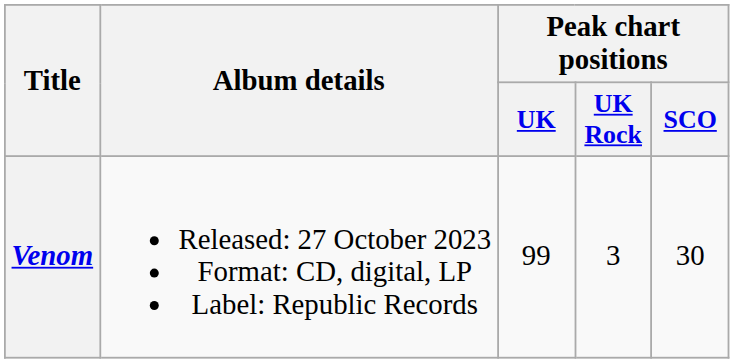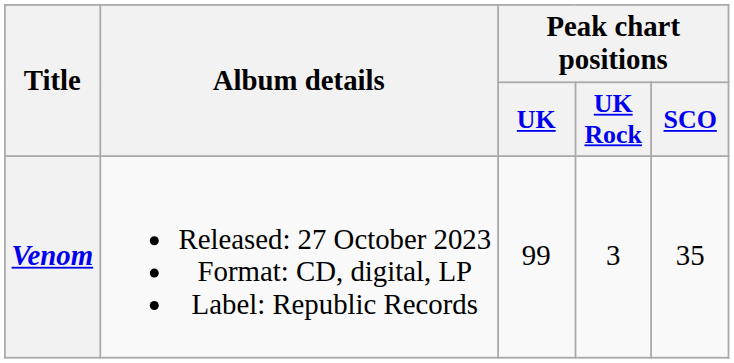(690, 256) 30 -> (690, 256) 35
